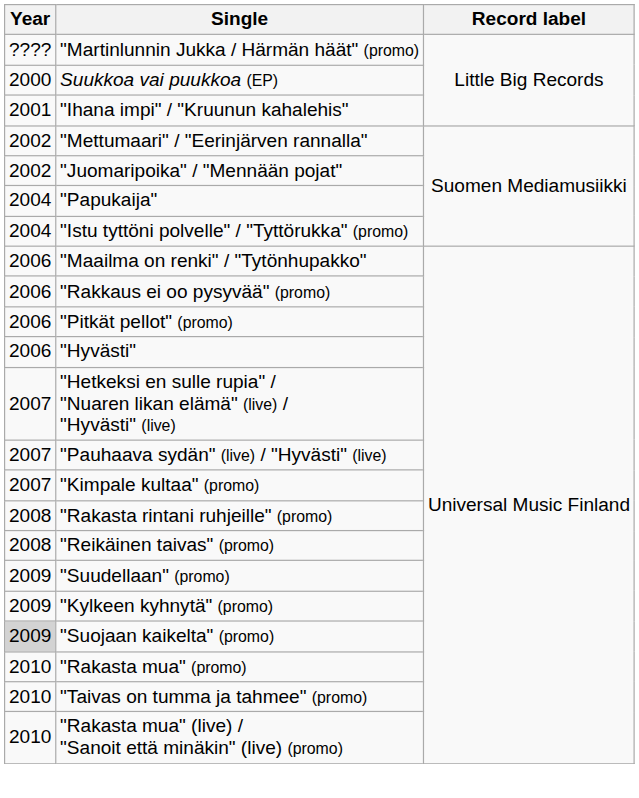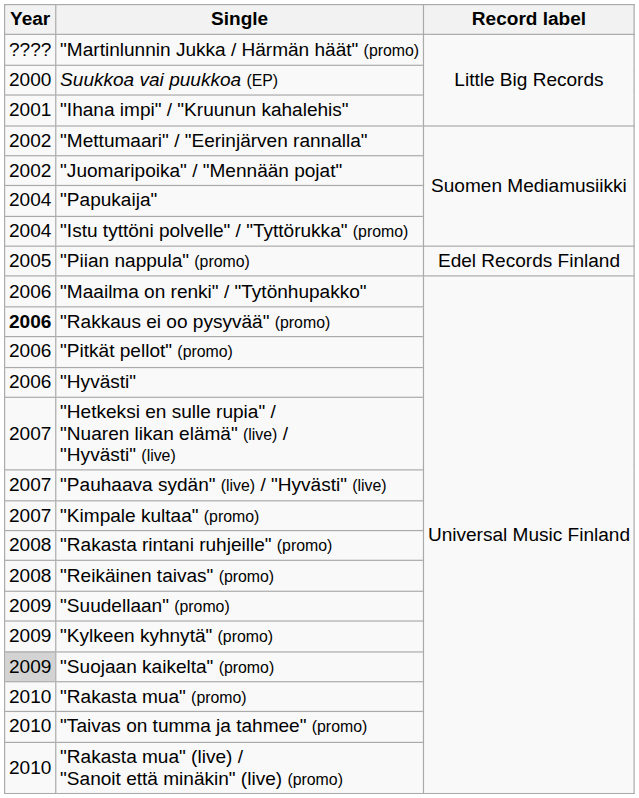+ row: (155, 261)
(30, 291) normal -> (30, 321) bold
